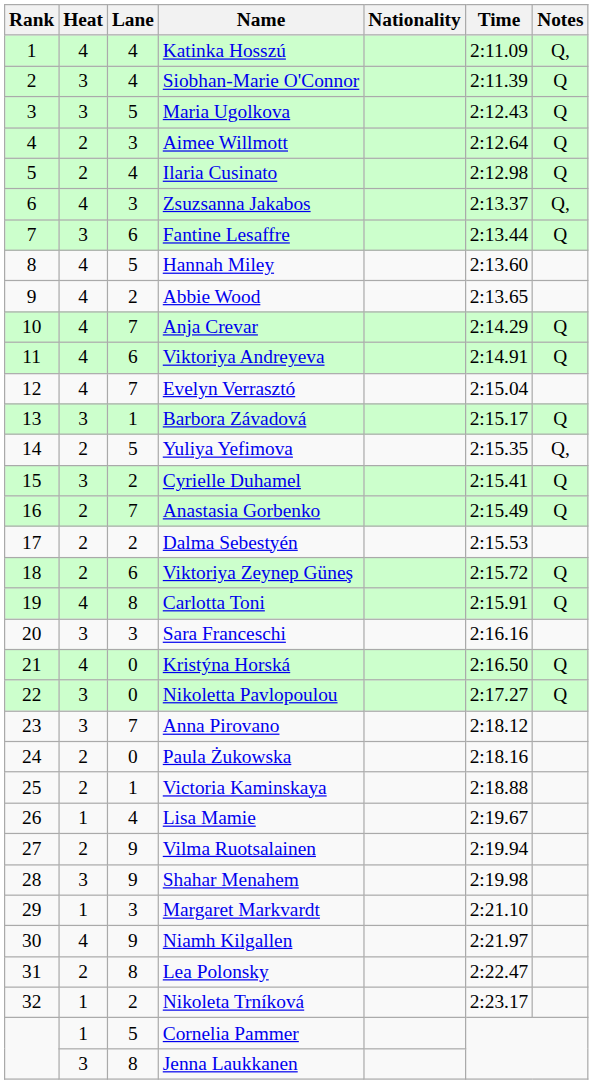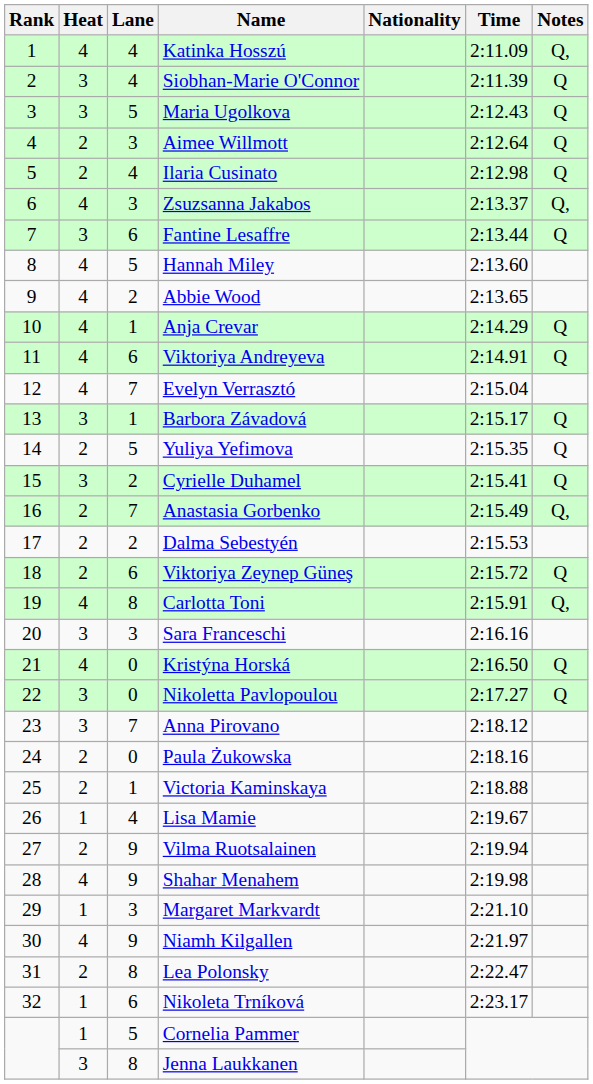(133, 326) 7 -> (133, 326) 1
(560, 449) Q, -> (560, 449) Q
(560, 511) Q -> (560, 511) Q,
(560, 603) Q -> (560, 603) Q,
(83, 879) 3 -> (83, 879) 4
(133, 1002) 2 -> (133, 1002) 6
